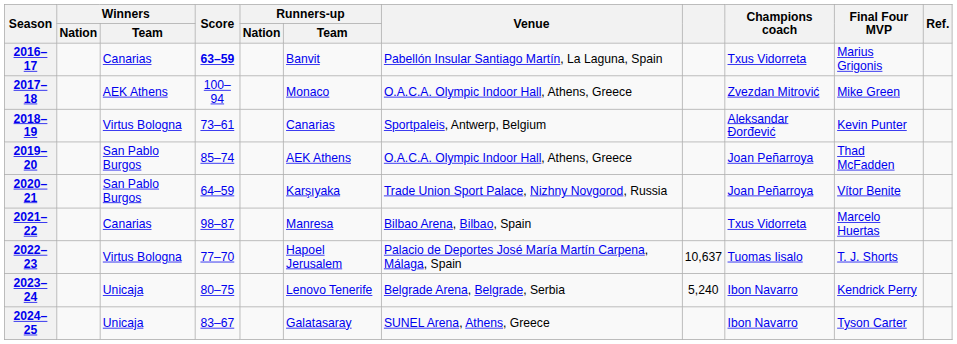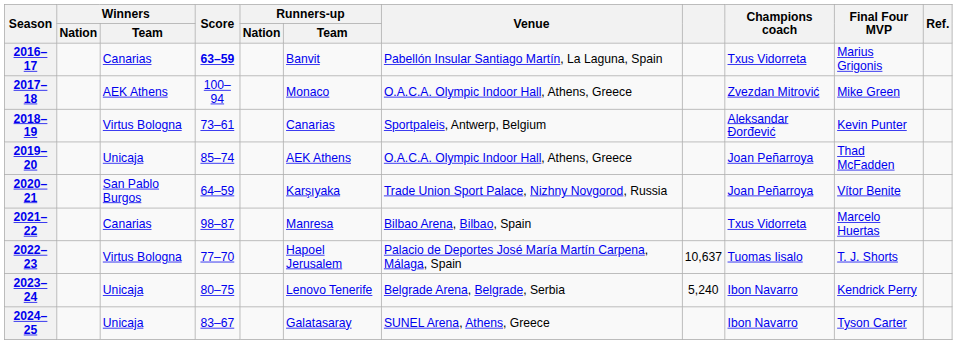(131, 158) San Pablo Burgos -> (123, 158) Unicaja
